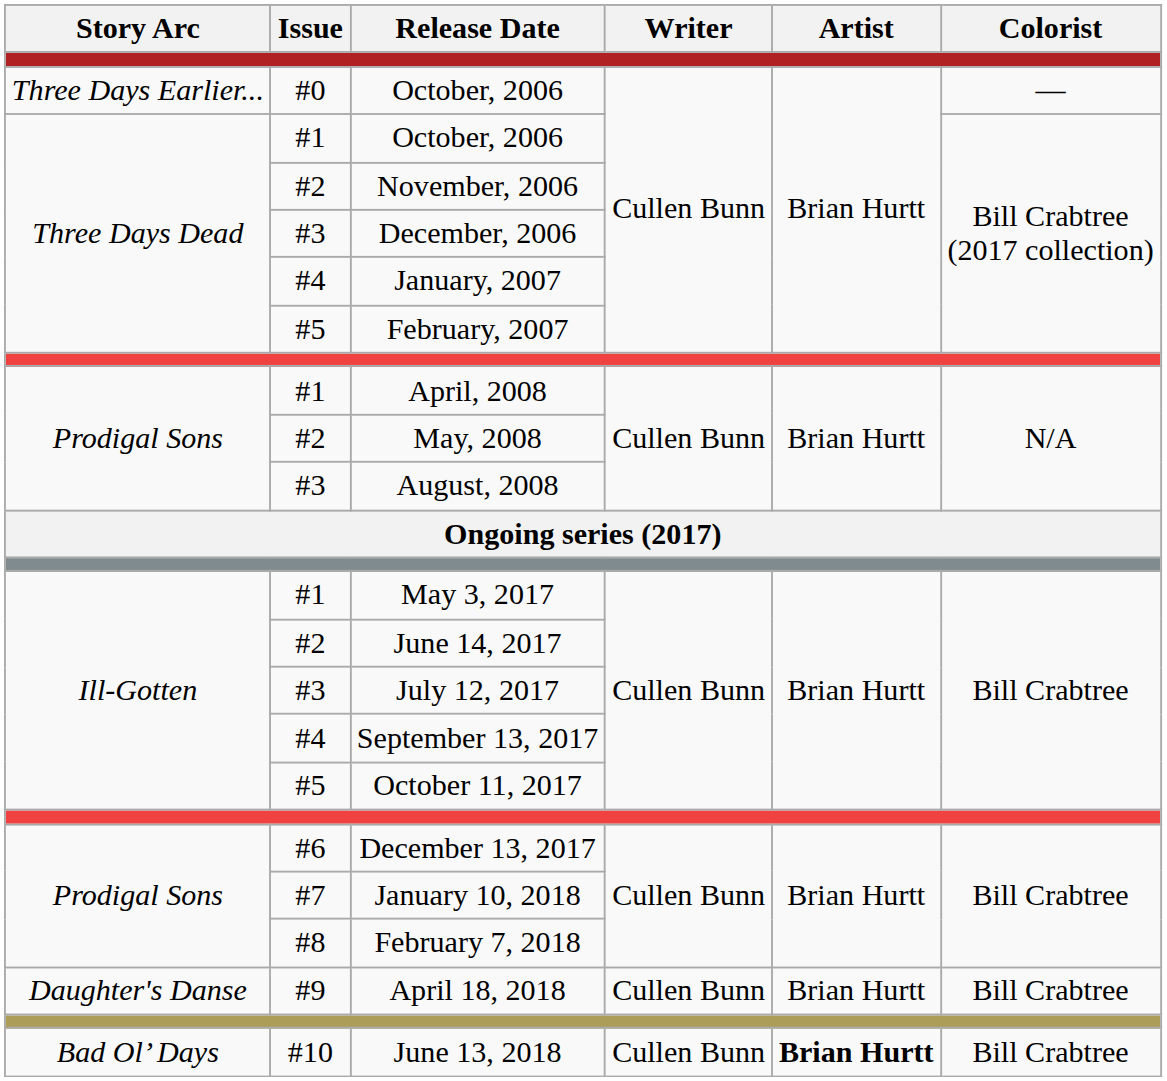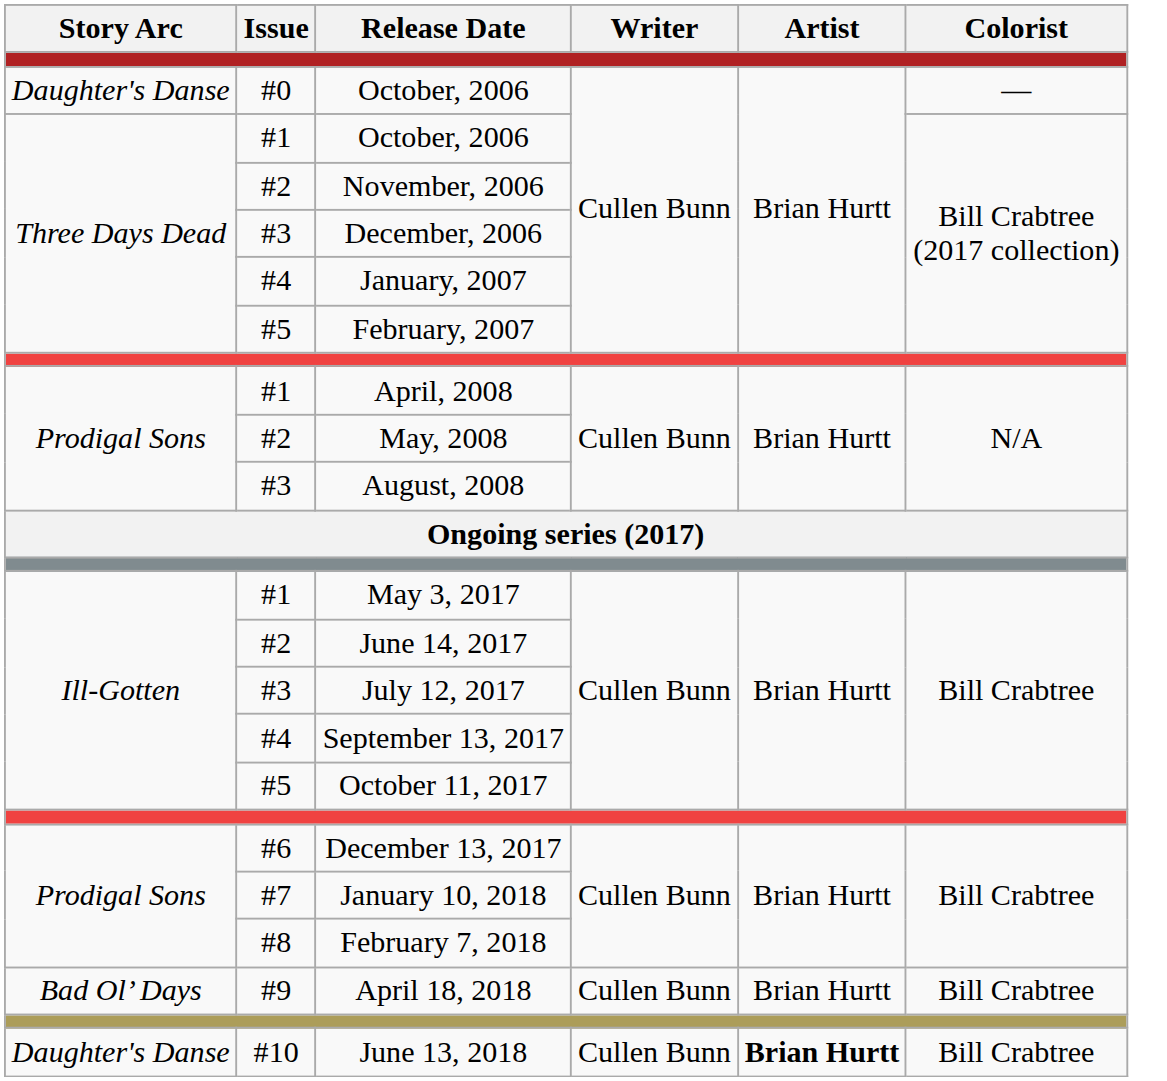(138, 89) Three Days Earlier... -> (121, 89) Daughter's Danse
(138, 990) Daughter's Danse -> (121, 990) Bad Ol’ Days
(138, 1051) Bad Ol’ Days -> (121, 1051) Daughter's Danse
